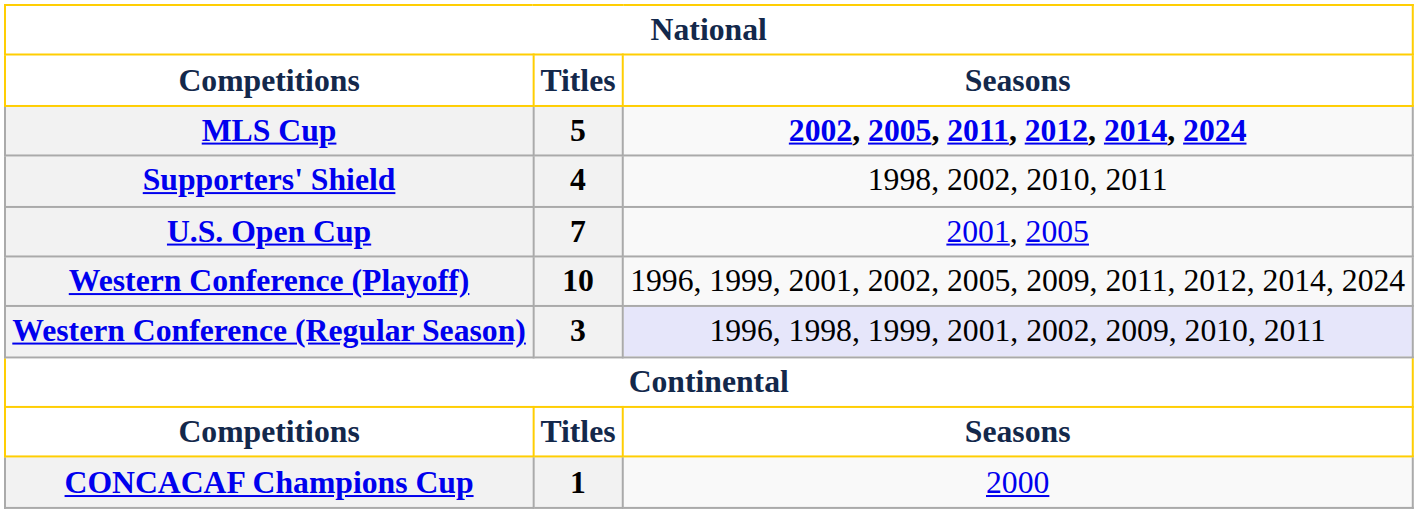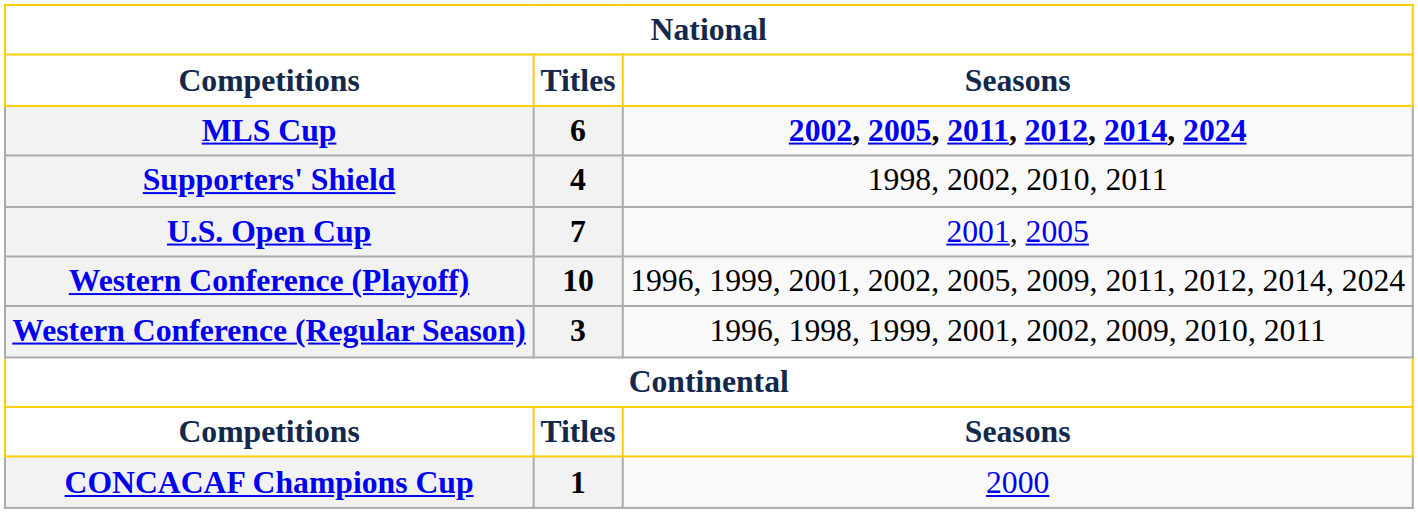(578, 130) 5 -> (578, 130) 6
(1018, 331) lavender background -> (1018, 331) no background
